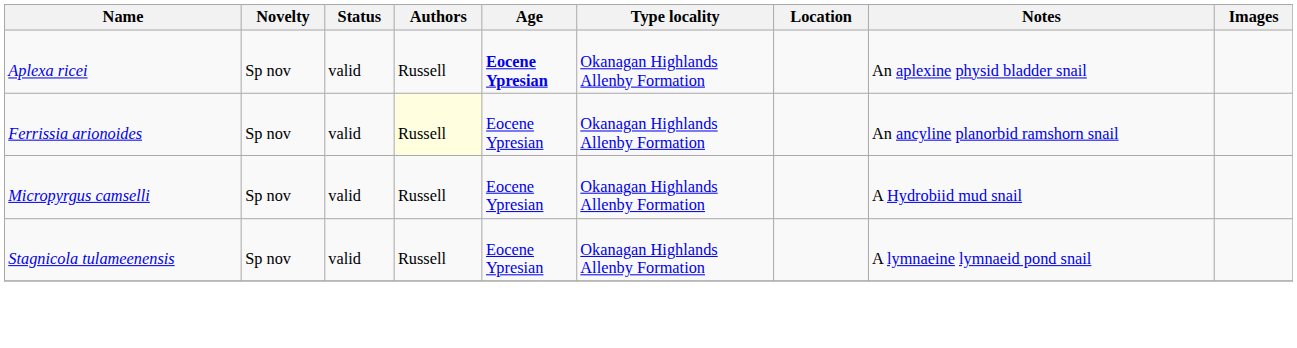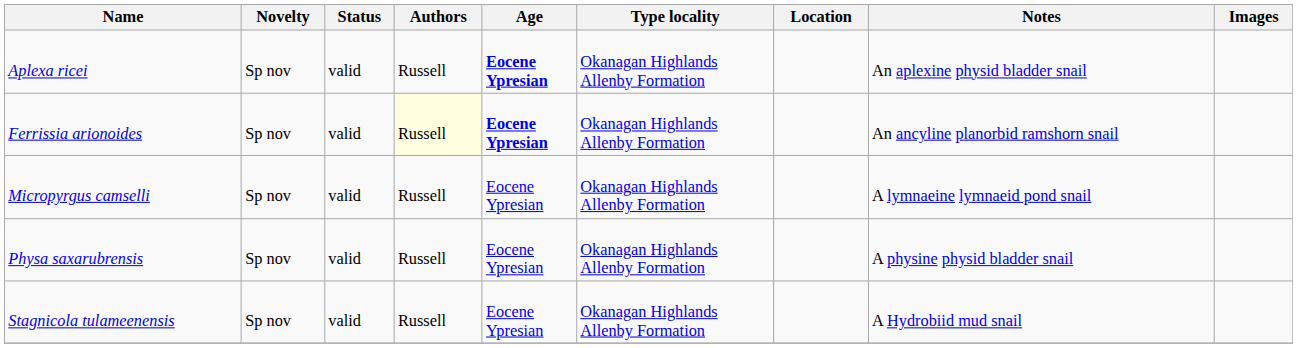(515, 133) normal -> (517, 133) bold
(947, 196) A Hydrobiid mud snail -> (982, 196) A lymnaeine lymnaeid pond snail
+ row: (76, 258)
(982, 258) A lymnaeine lymnaeid pond snail -> (947, 321) A Hydrobiid mud snail
